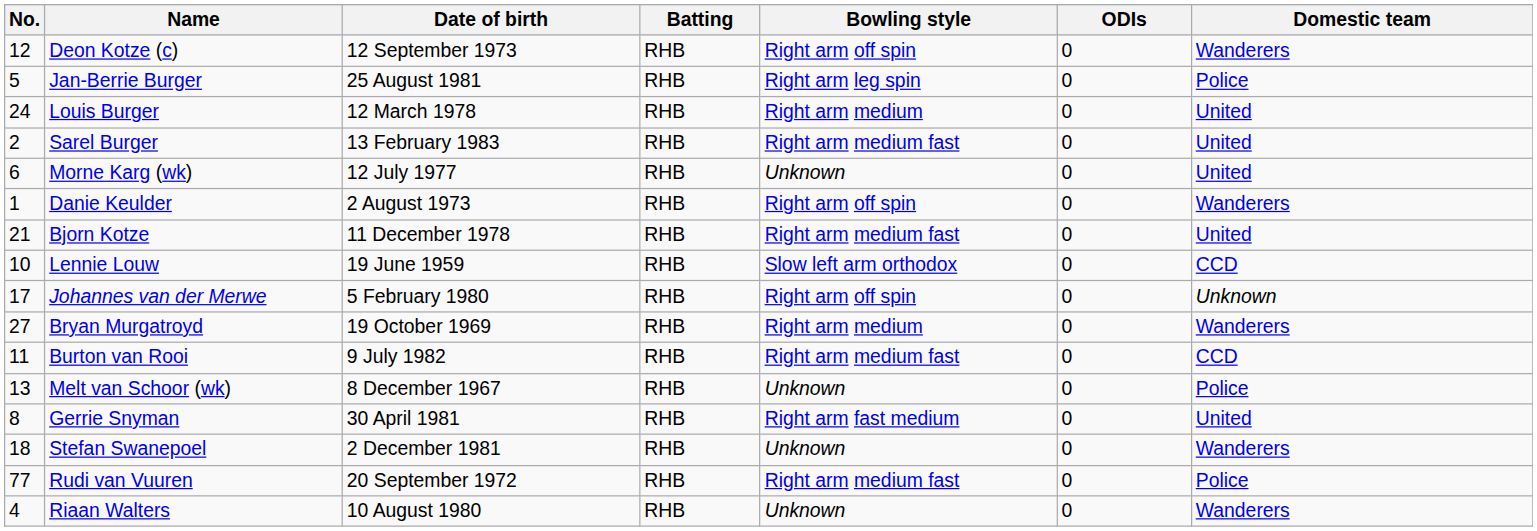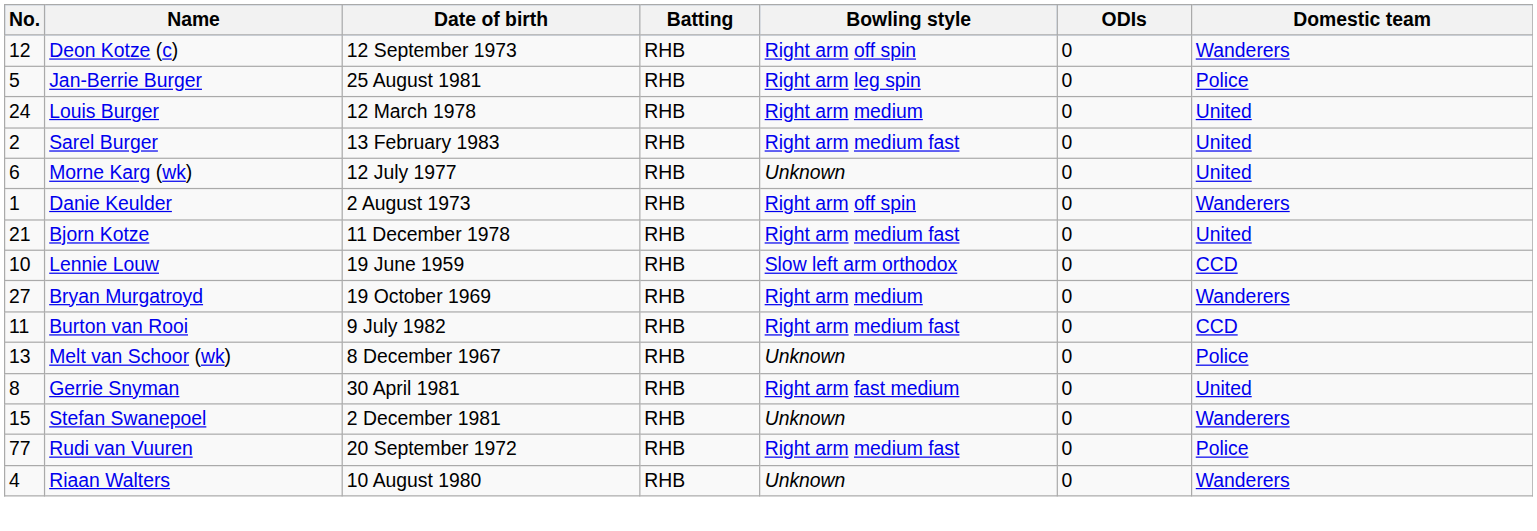- row: (158, 296)
(20, 449) 18 -> (20, 419) 15
